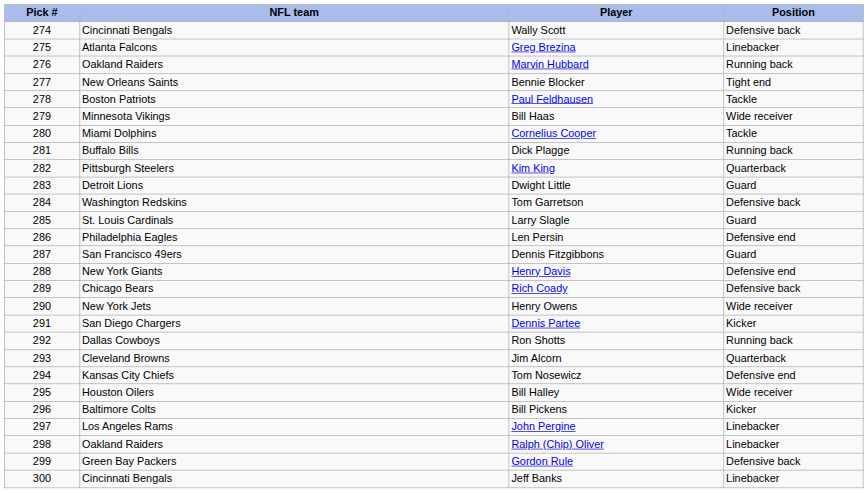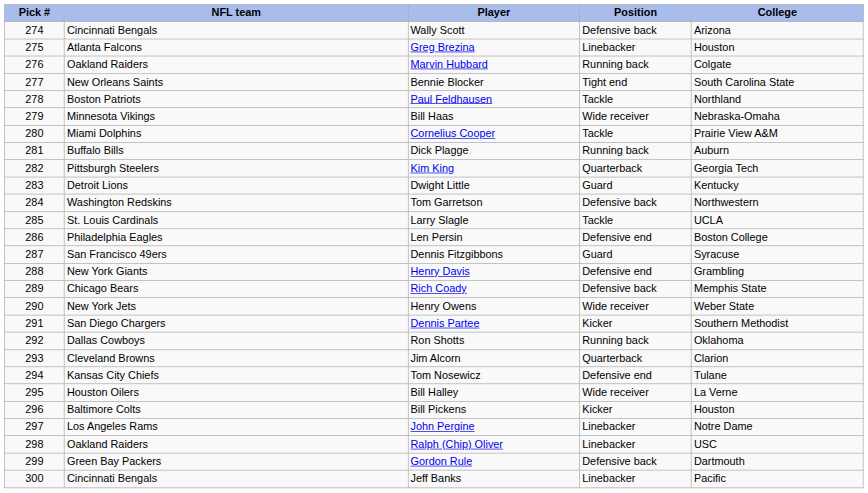+ column: (777, 13)
(741, 220) Guard -> (598, 220) Tackle
